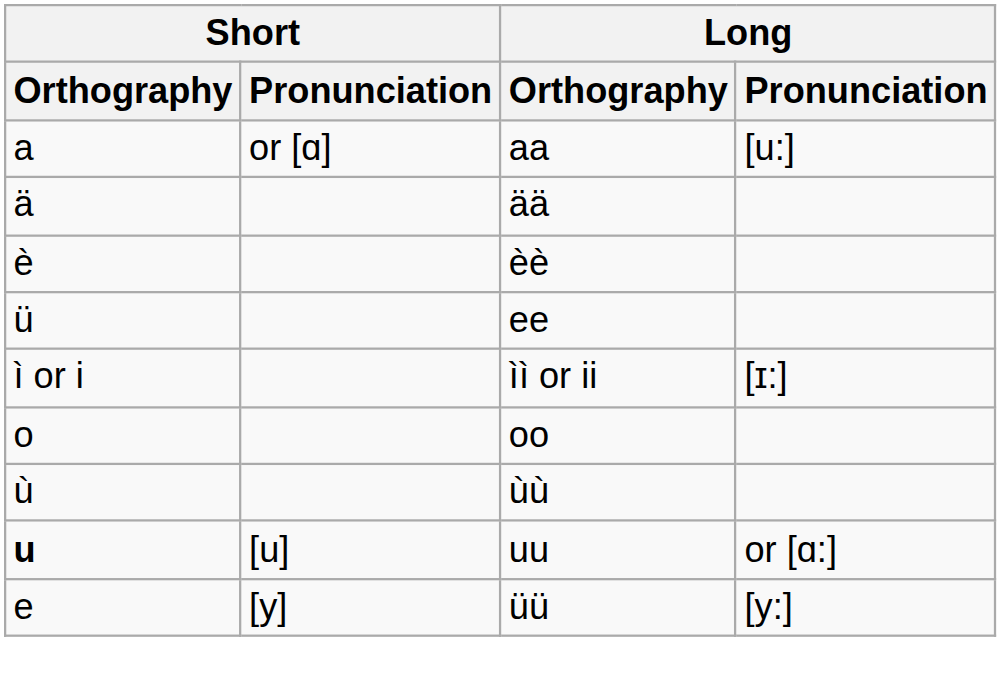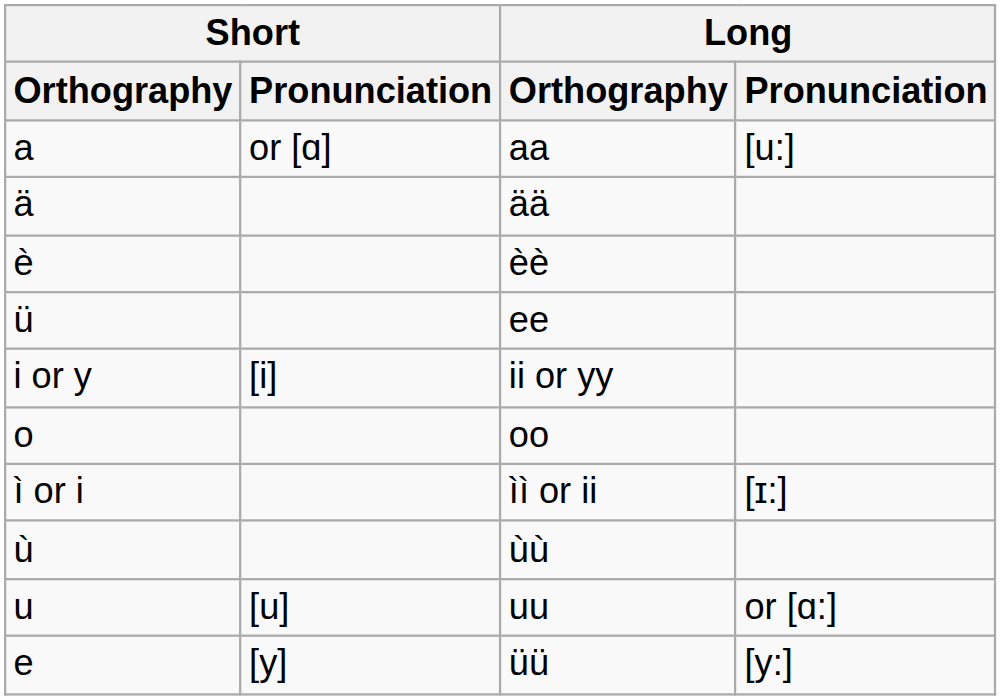+ row: (561, 377)
rows swapped: (553, 377) <-> (529, 434)
(25, 549) bold -> (24, 606) normal
